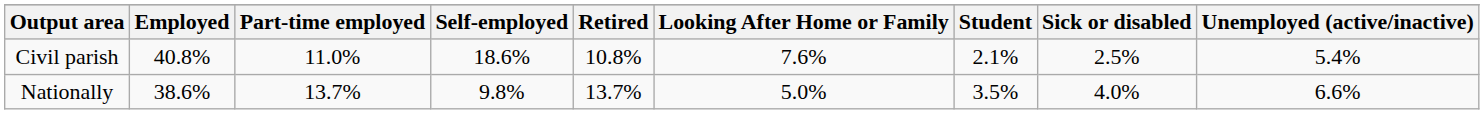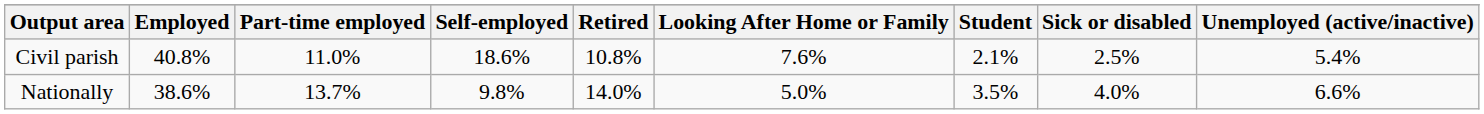(613, 91) 13.7% -> (613, 91) 14.0%
